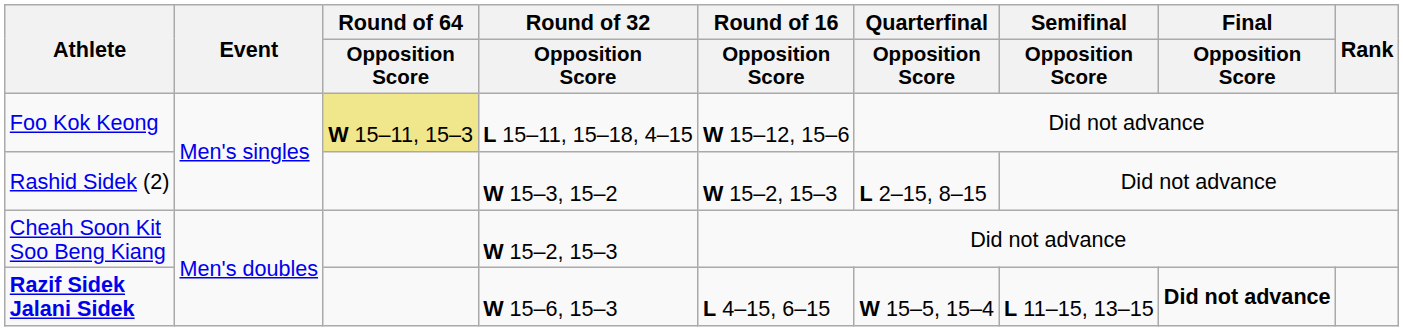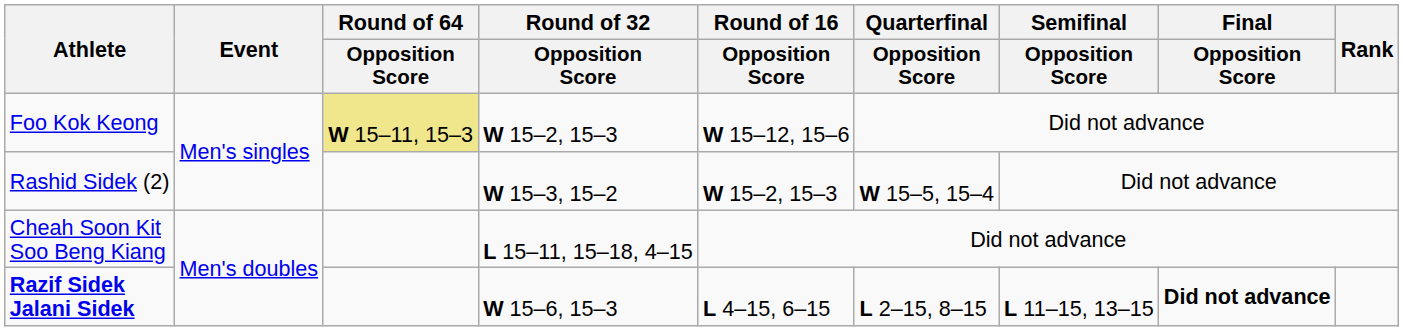(588, 135) L 15–11, 15–18, 4–15 -> (550, 135) W 15–2, 15–3
(923, 193) L 2–15, 8–15 -> (927, 193) W 15–5, 15–4
(550, 251) W 15–2, 15–3 -> (588, 251) L 15–11, 15–18, 4–15
(927, 309) W 15–5, 15–4 -> (923, 309) L 2–15, 8–15
